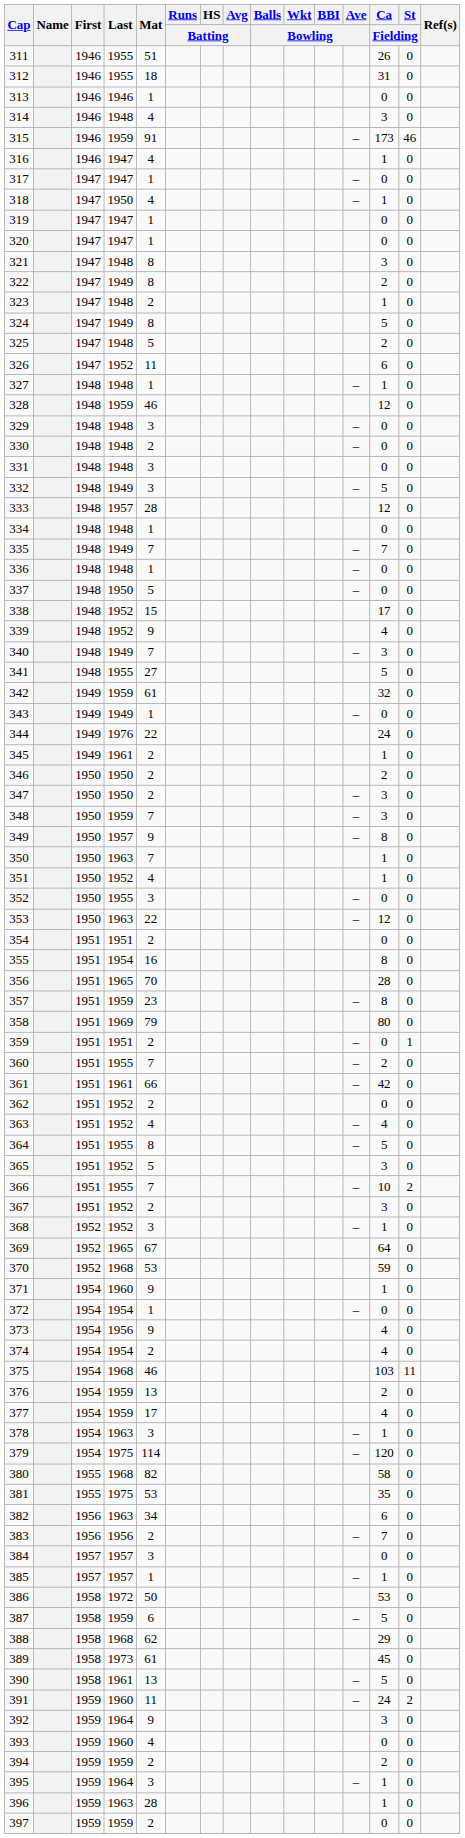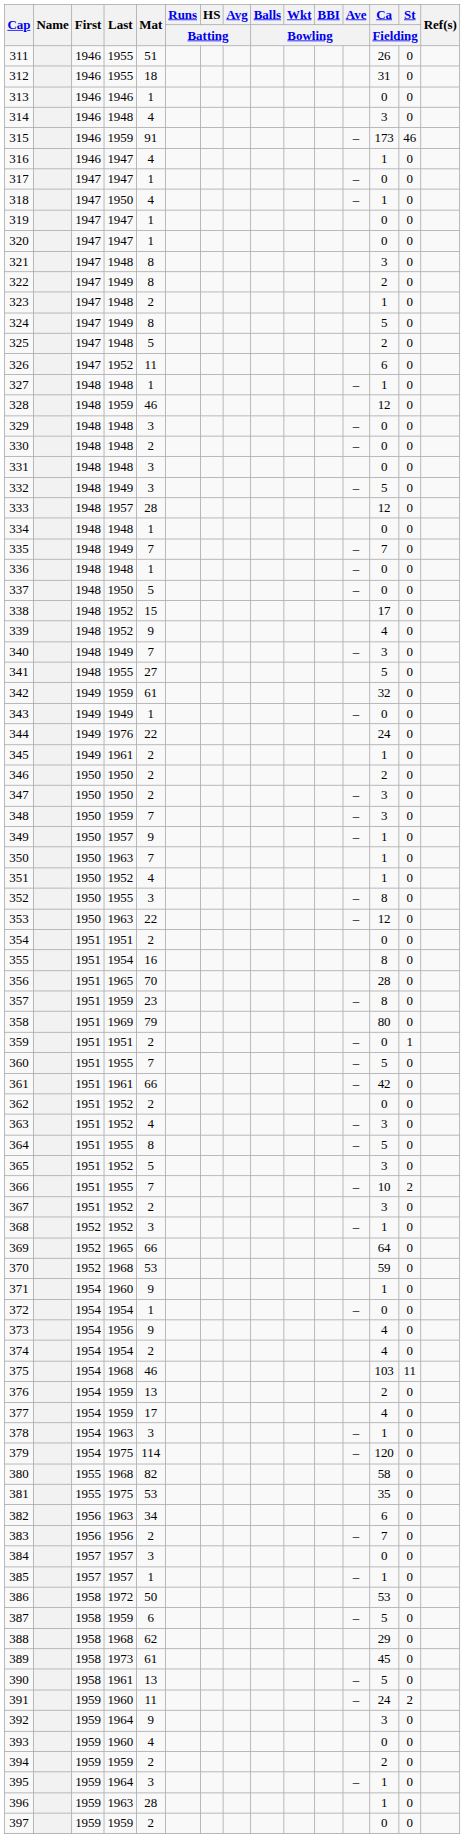(384, 836) 8 -> (384, 836) 1
(384, 898) 0 -> (384, 898) 8
(384, 1063) 2 -> (384, 1063) 5
(384, 1124) 4 -> (384, 1124) 3
(151, 1248) 67 -> (151, 1248) 66
